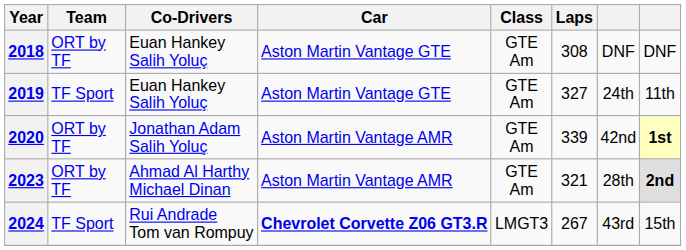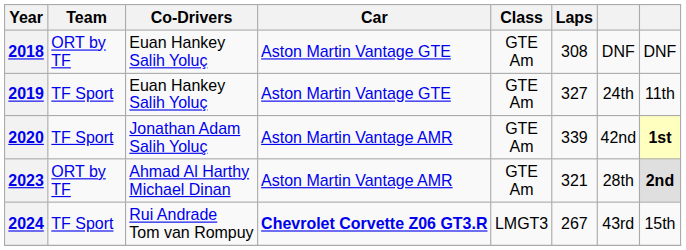(79, 138) ORT by TF -> (82, 138) TF Sport
